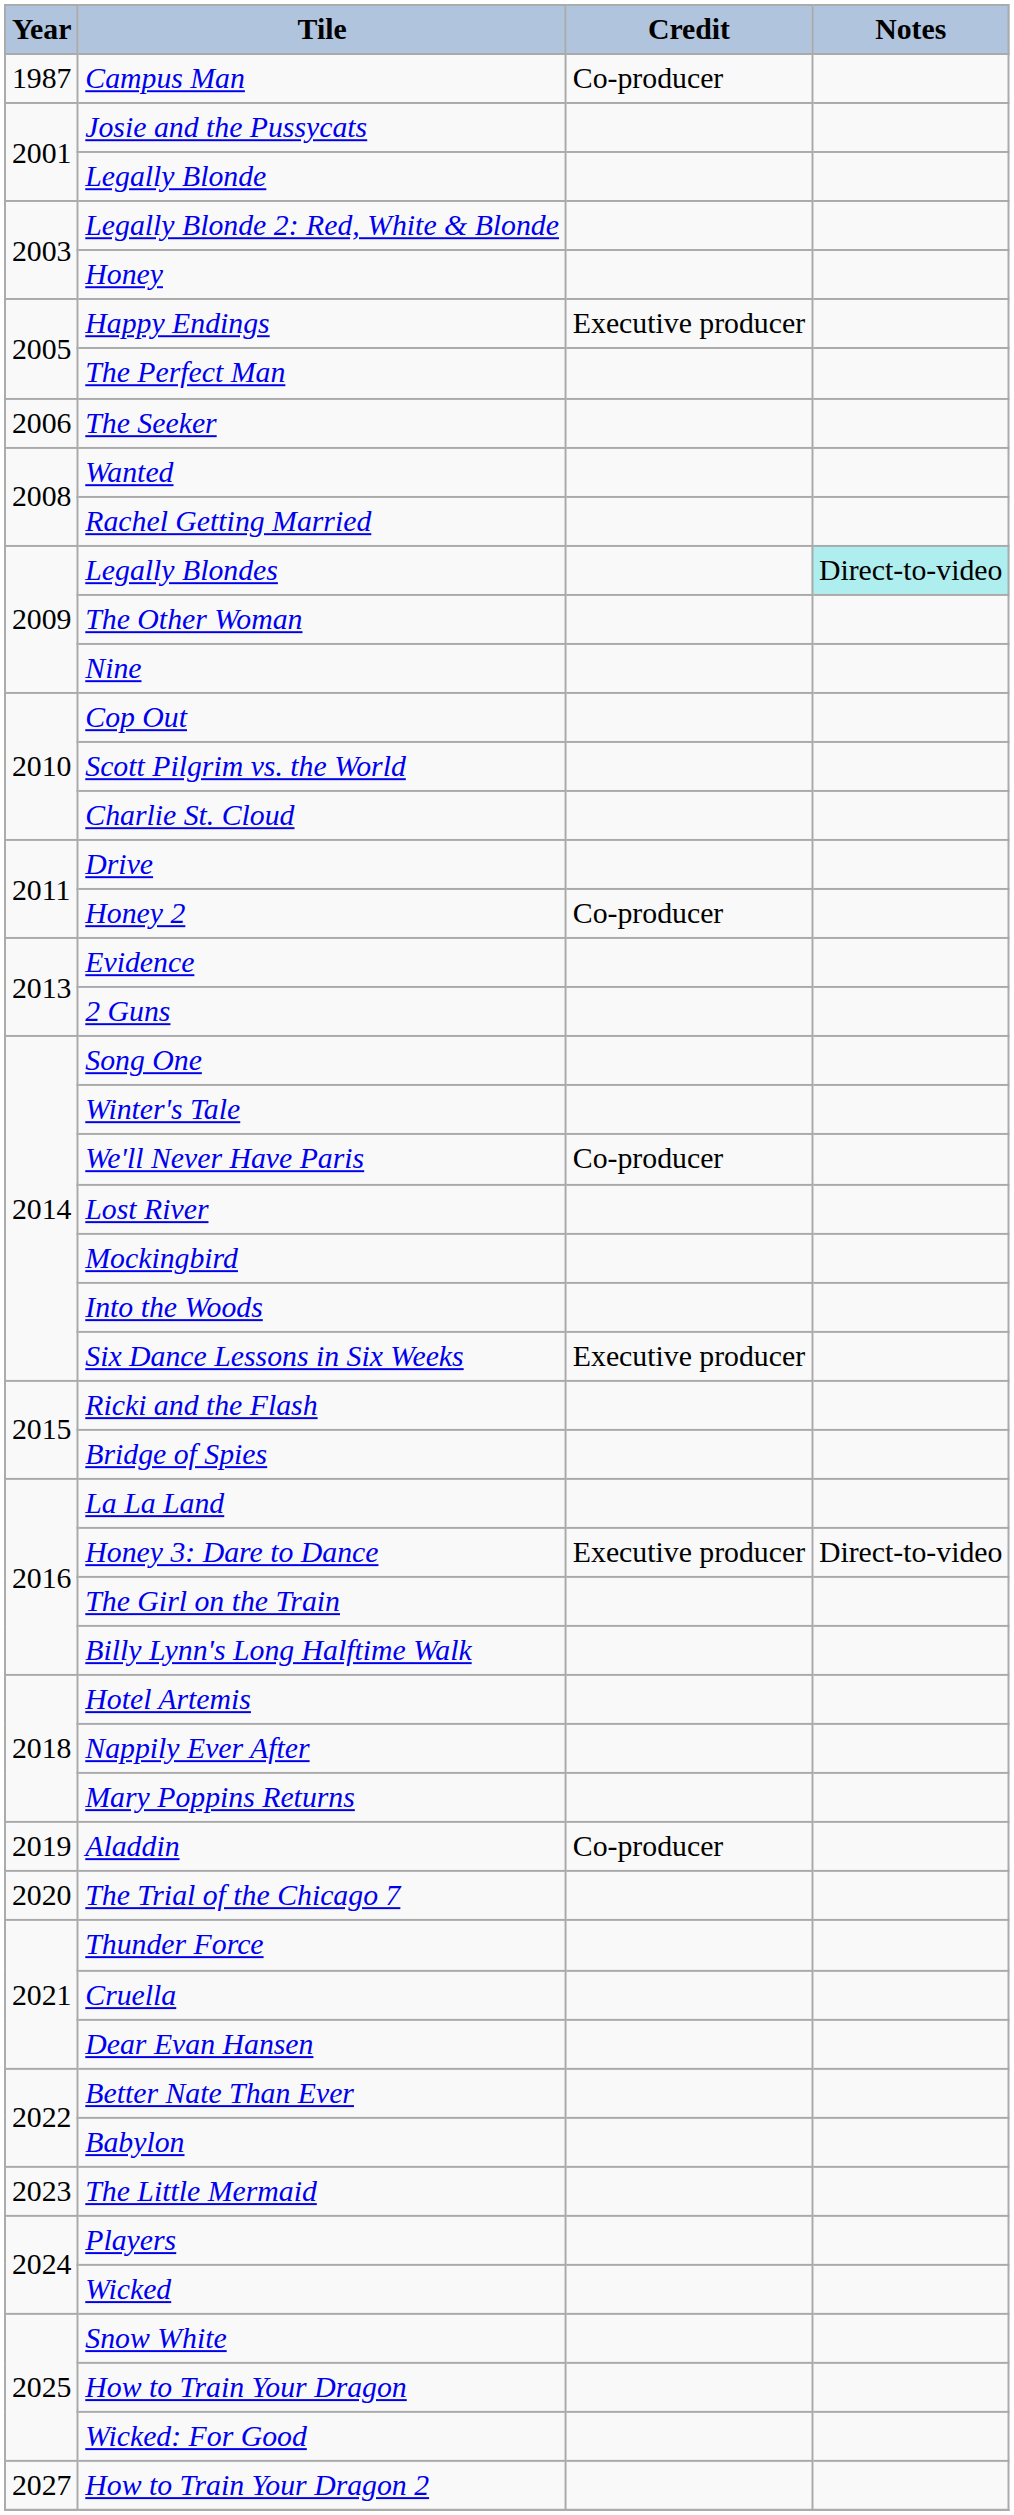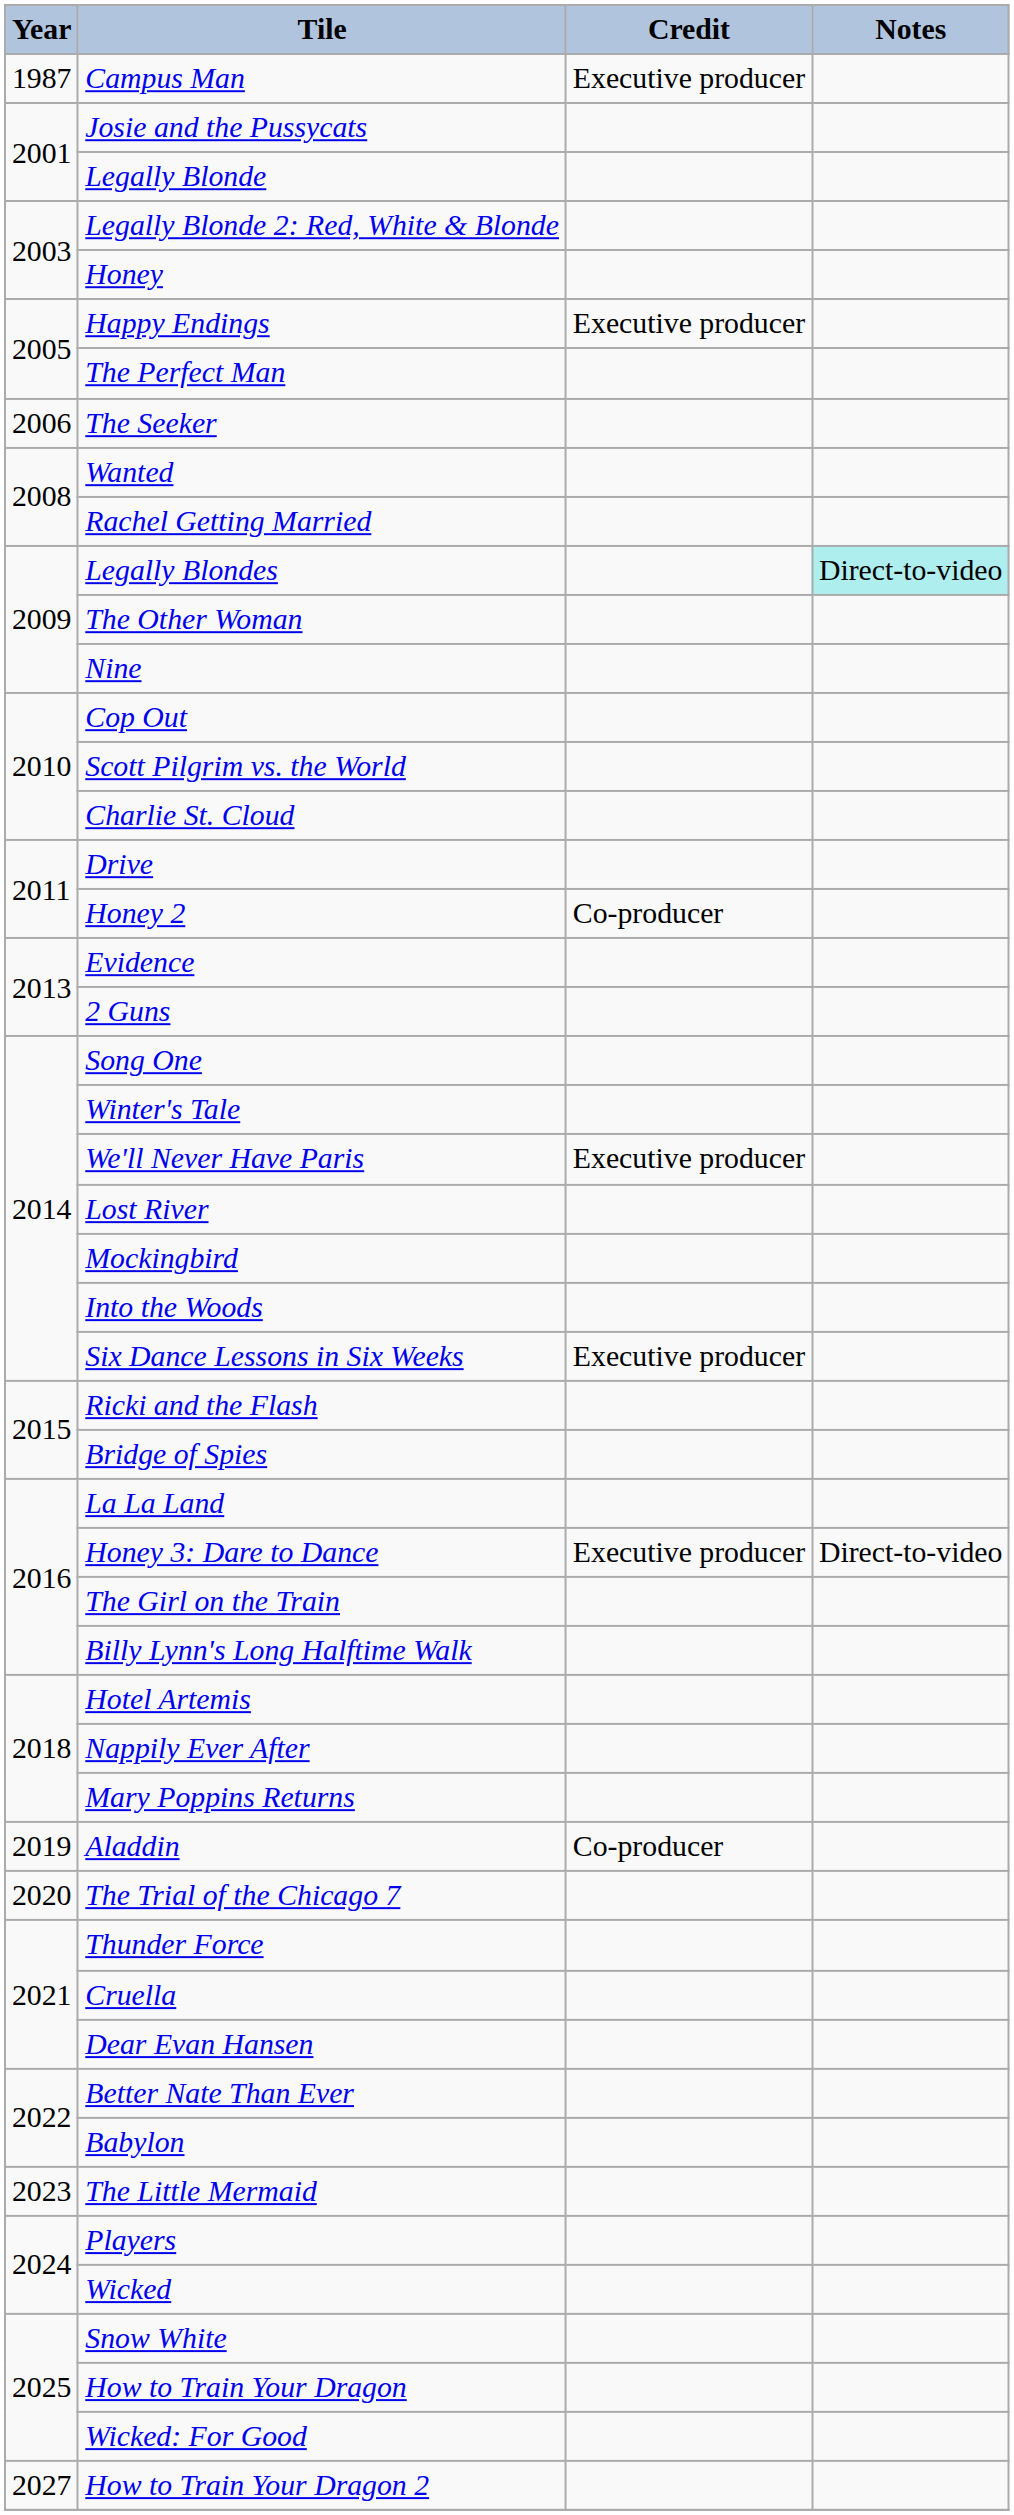(648, 78) Co-producer -> (689, 78) Executive producer
(648, 1159) Co-producer -> (689, 1159) Executive producer
